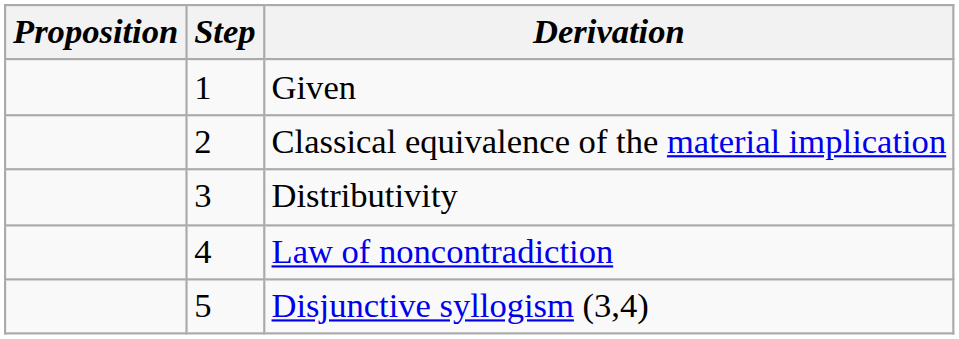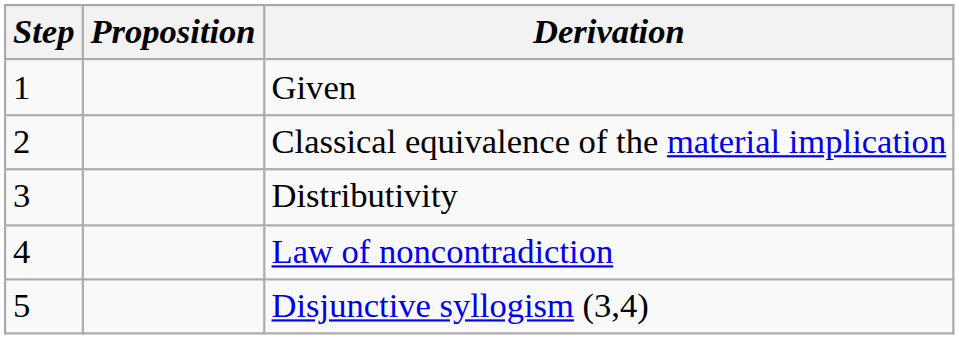columns swapped: (225, 31) <-> (96, 31)
